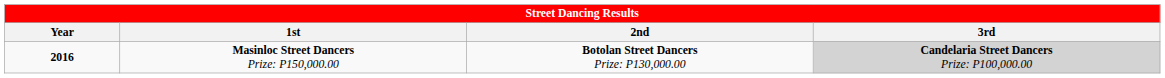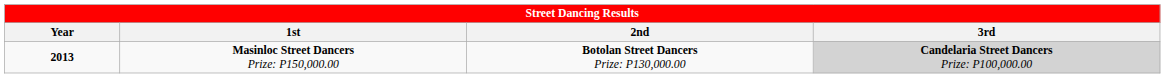(62, 57) 2016 -> (62, 57) 2013
